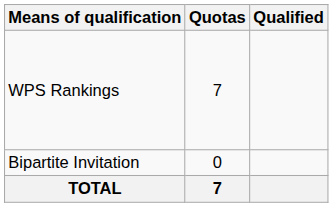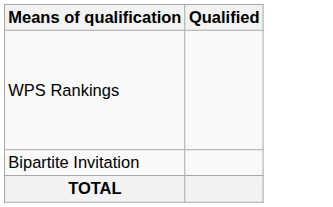- column: (217, 17)
